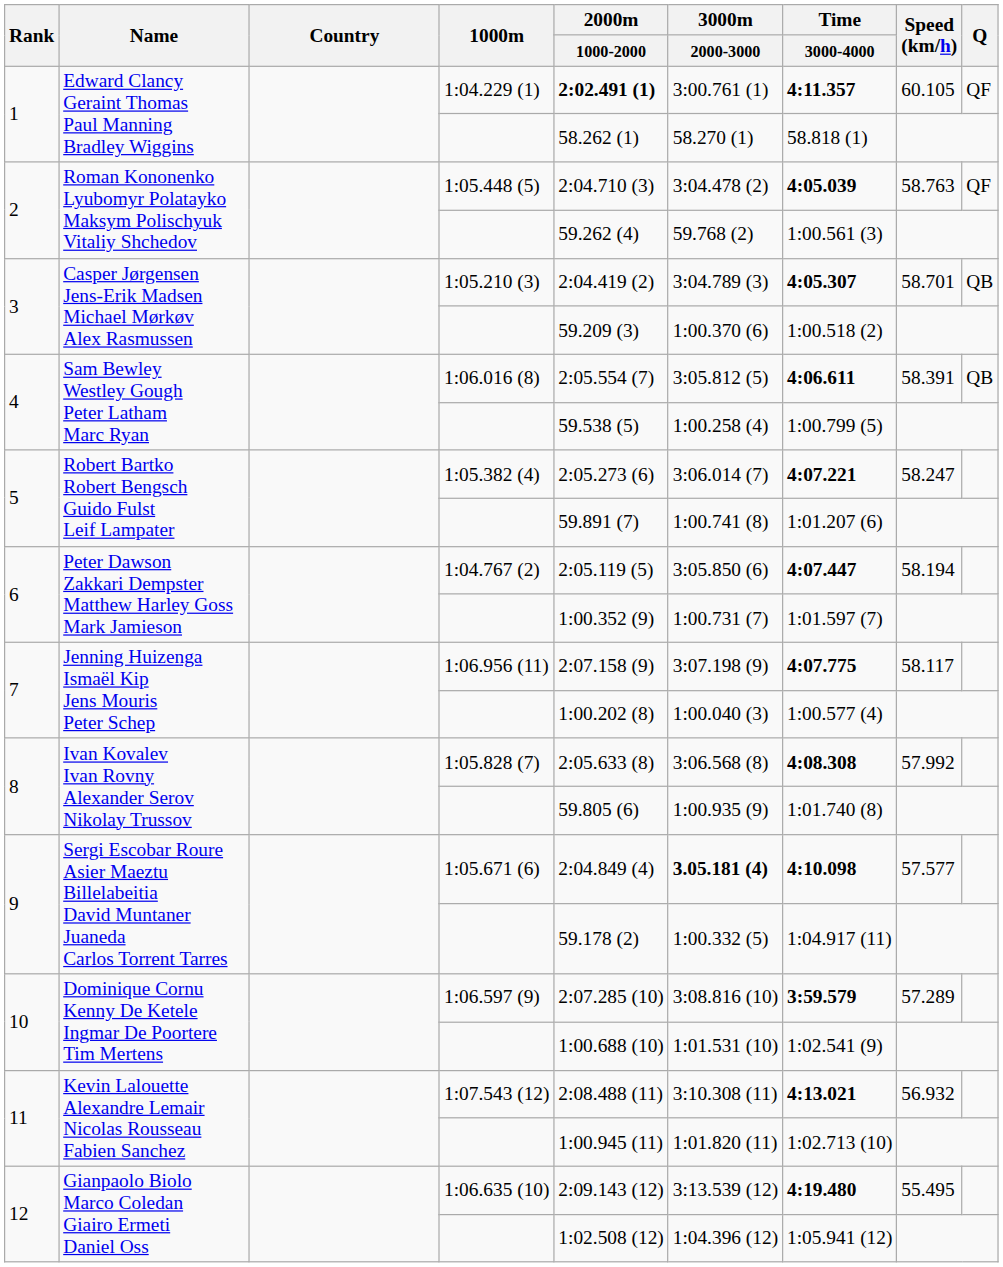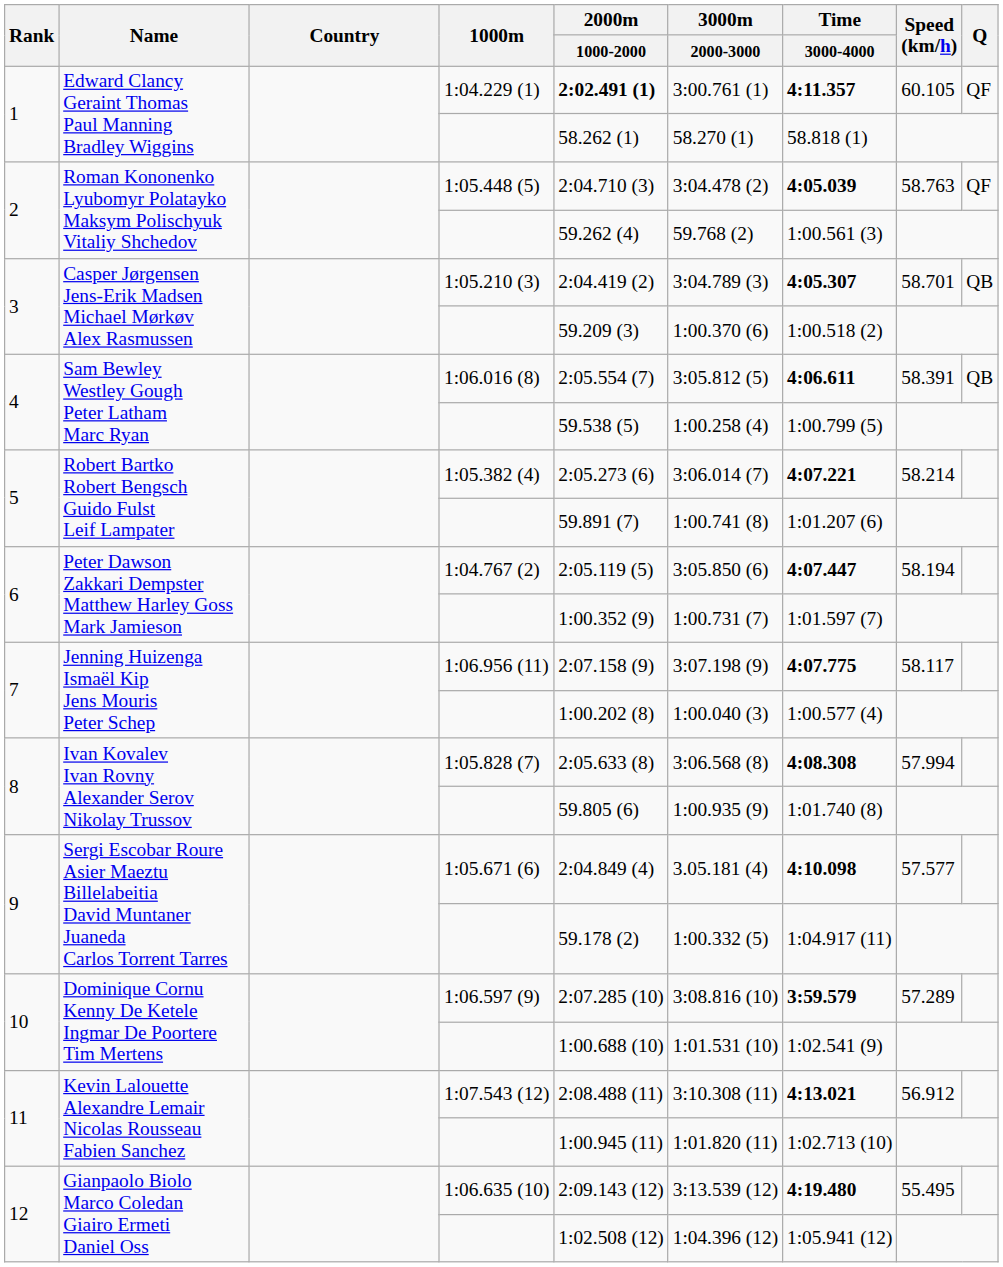(928, 474) 58.247 -> (928, 474) 58.214
(928, 762) 57.992 -> (928, 762) 57.994
(720, 869) bold -> (720, 869) normal
(928, 1093) 56.932 -> (928, 1093) 56.912
